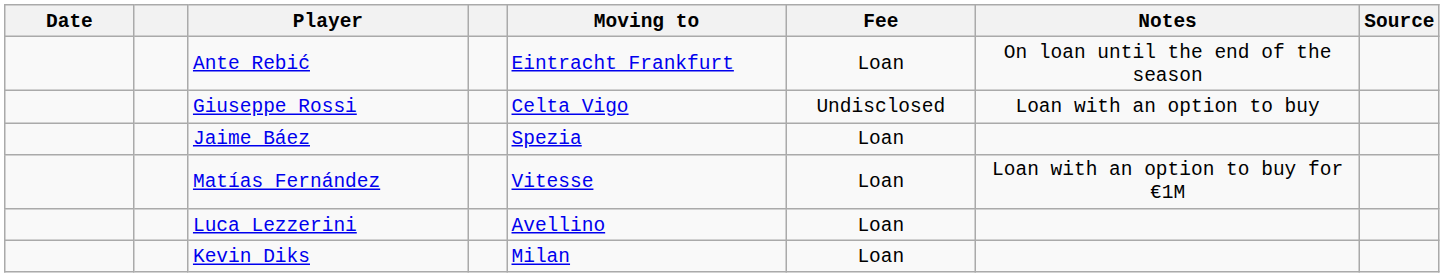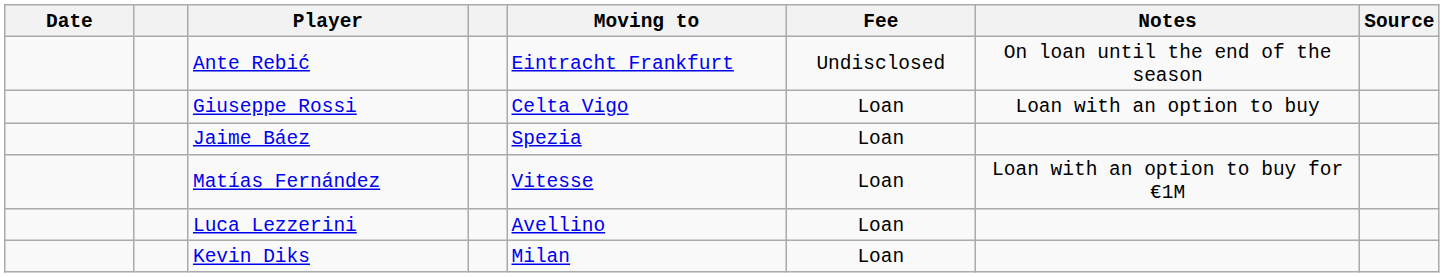(881, 64) Loan -> (881, 64) Undisclosed
(881, 107) Undisclosed -> (881, 107) Loan
